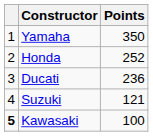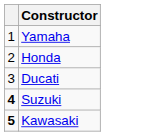- column: (124, 15)
(11, 100) normal -> (11, 100) bold
